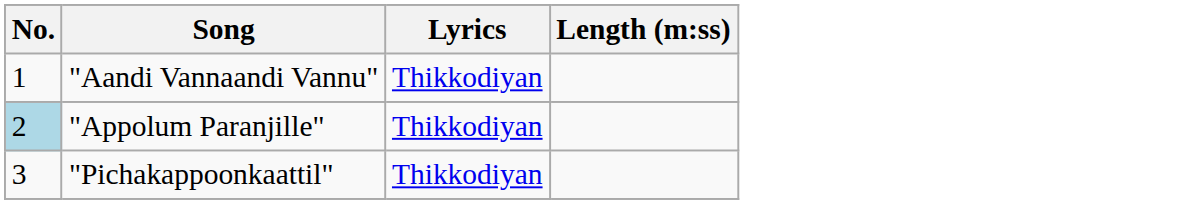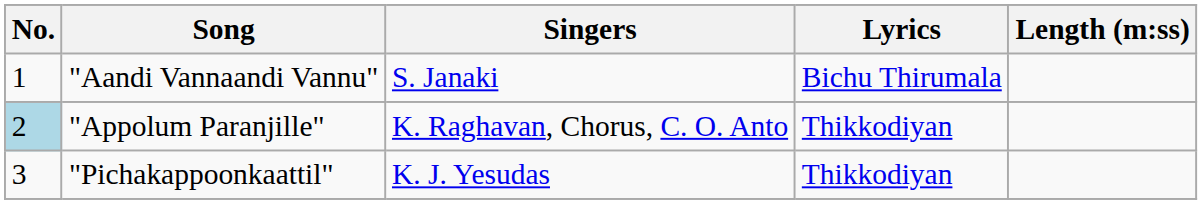+ column: (590, 28)
(467, 77) Thikkodiyan -> (902, 77) Bichu Thirumala
